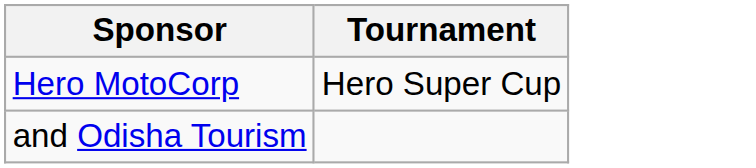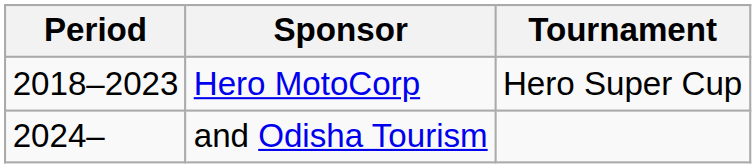+ column: (96, 30)
